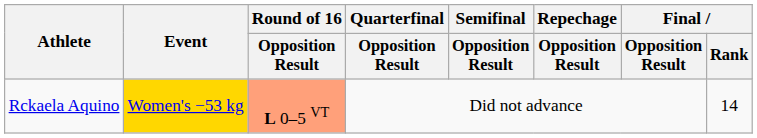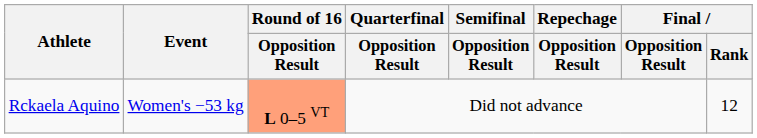(186, 106) gold background -> (186, 106) no background
(729, 106) 14 -> (729, 106) 12
